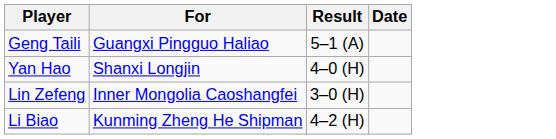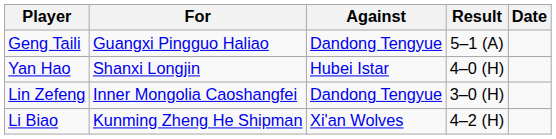+ column: (376, 17)
